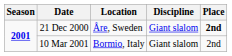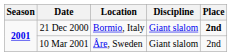(118, 28) Åre, Sweden -> (119, 28) Bormio, Italy
(119, 44) Bormio, Italy -> (118, 44) Åre, Sweden
